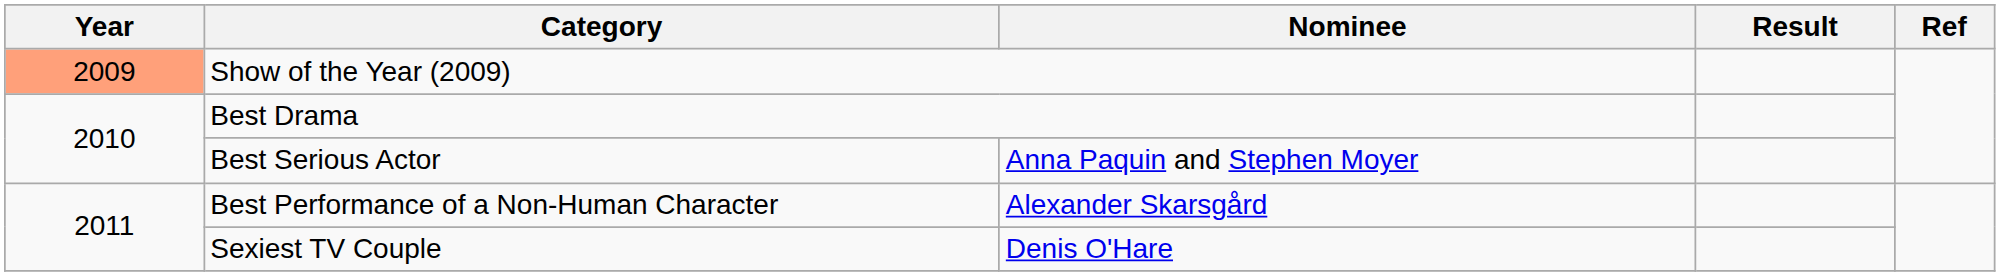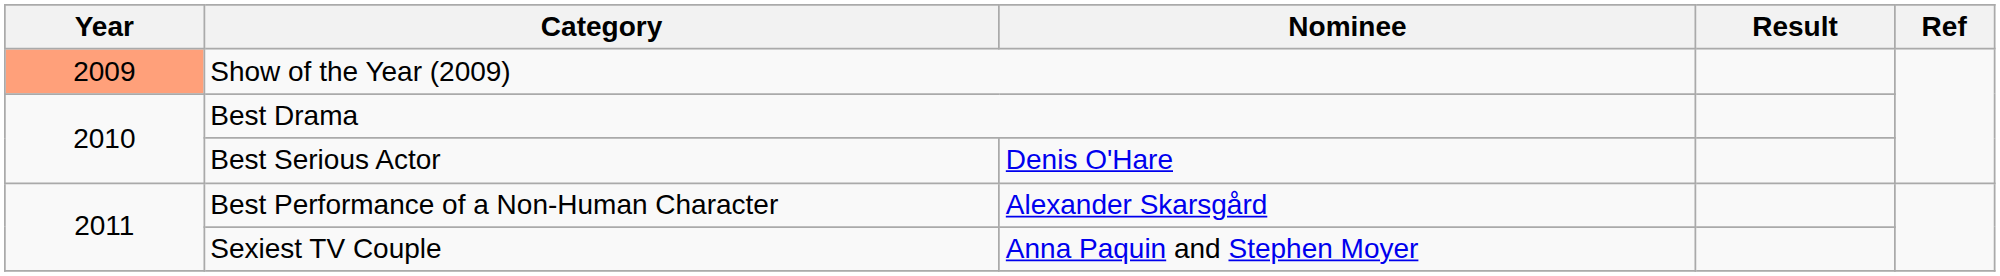(1212, 159) Anna Paquin and Stephen Moyer -> (1089, 159) Denis O'Hare
(1089, 248) Denis O'Hare -> (1212, 248) Anna Paquin and Stephen Moyer
